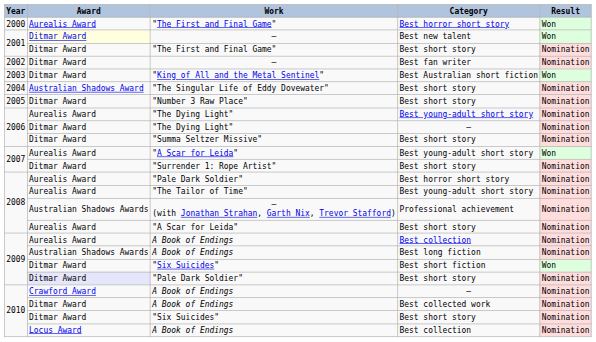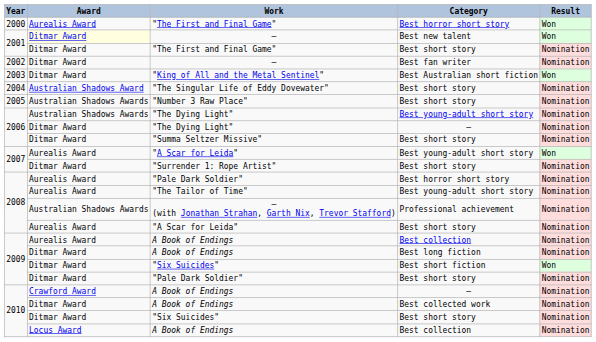(58, 101) Ditmar Award -> (89, 101) Australian Shadows Awards
(62, 114) Aurealis Award -> (89, 114) Australian Shadows Awards
(89, 253) Australian Shadows Awards -> (58, 253) Ditmar Award
(58, 278) lavender background -> (58, 278) no background
